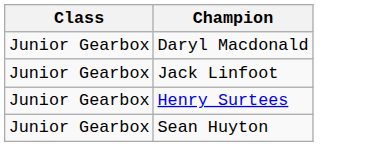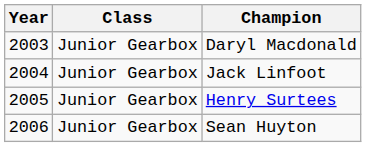+ column: (29, 18)
